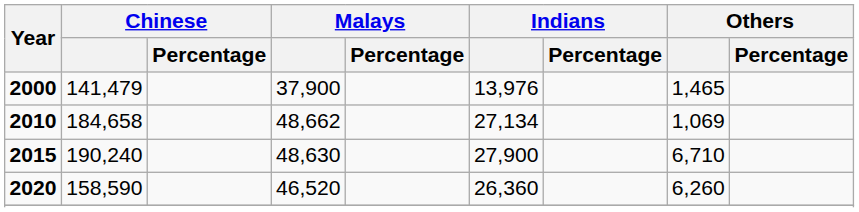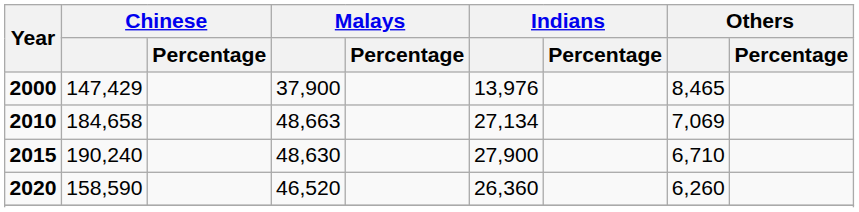(104, 88) 141,479 -> (104, 88) 147,429
(698, 88) 1,465 -> (698, 88) 8,465
(308, 121) 48,662 -> (308, 121) 48,663
(698, 121) 1,069 -> (698, 121) 7,069
